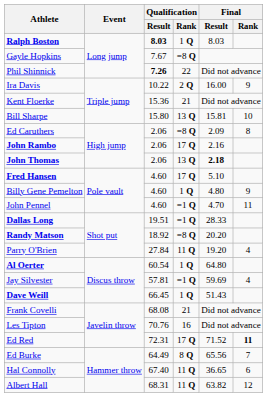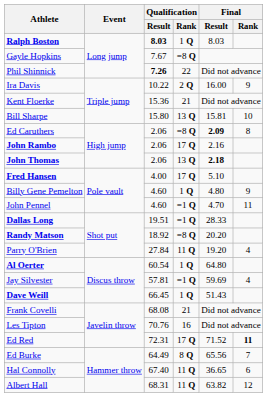(216, 131) normal -> (216, 131) bold
(159, 176) 4.60 -> (159, 176) 4.00
